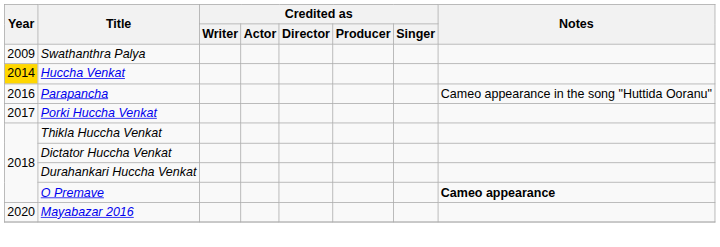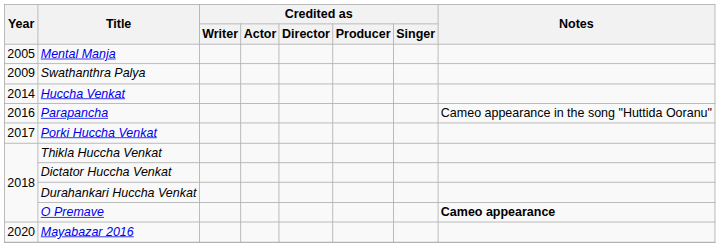+ row: (78, 53)
(21, 73) gold background -> (21, 93) no background
